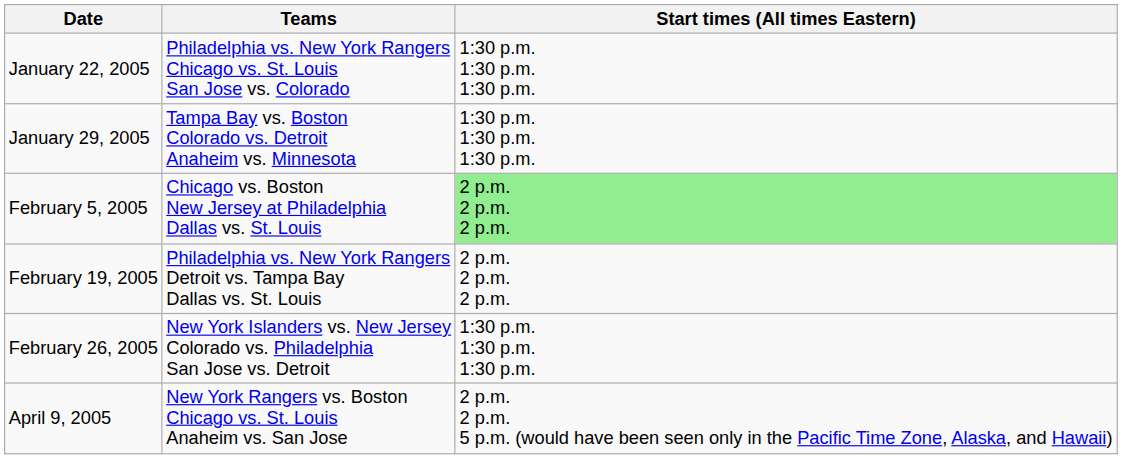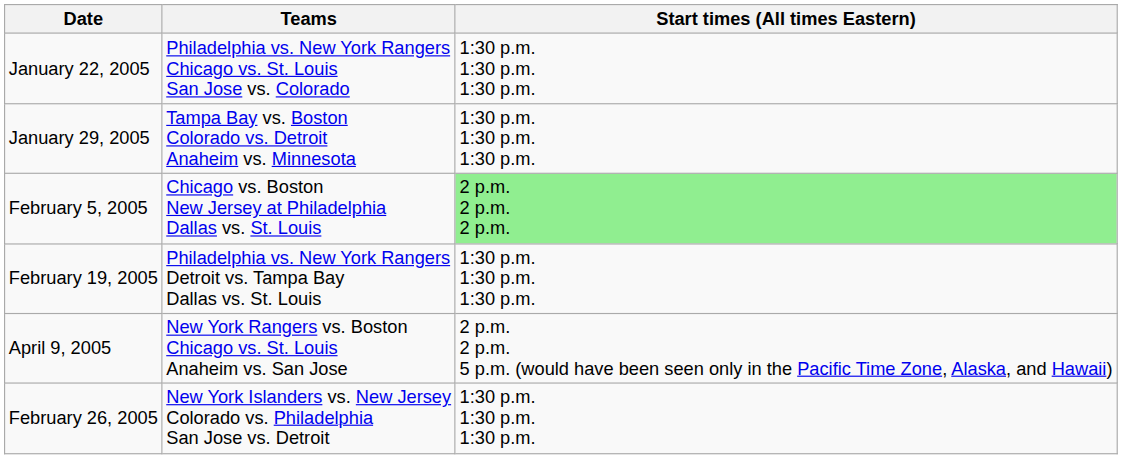(485, 278) 2 p.m. 2 p.m. 2 p.m. -> (498, 278) 1:30 p.m. 1:30 p.m. 1:30 p.m.
rows swapped: (83, 348) <-> (60, 418)
